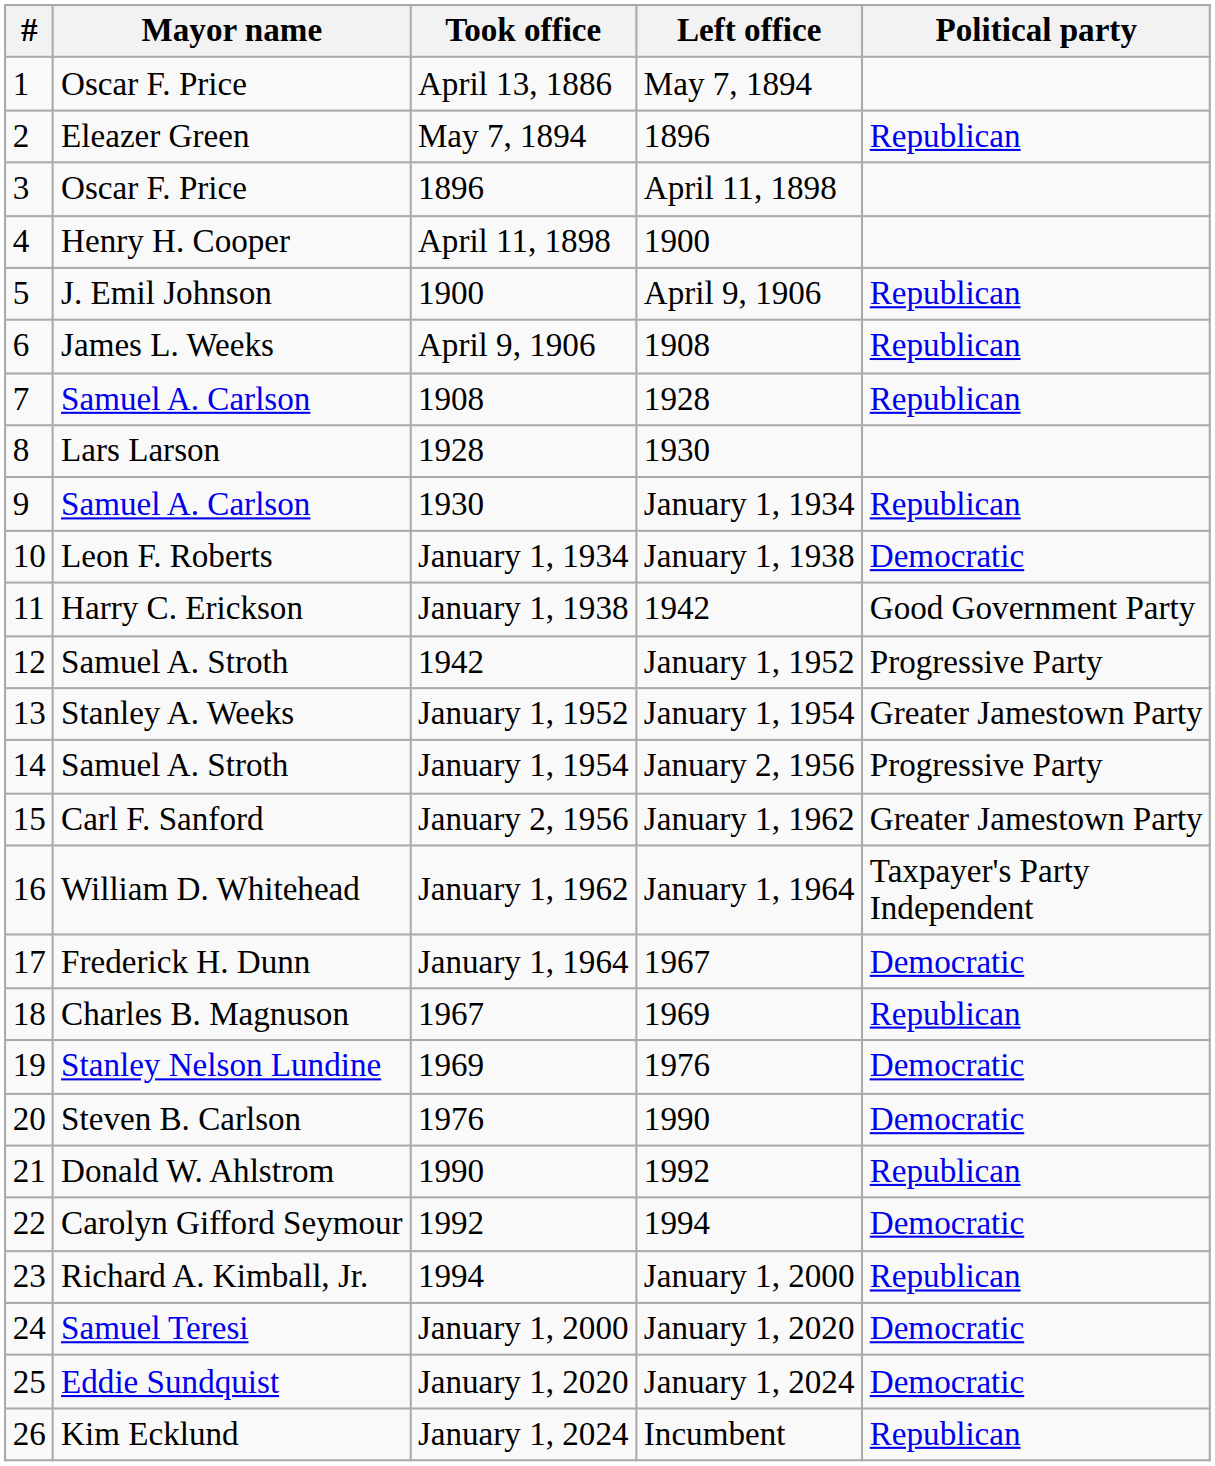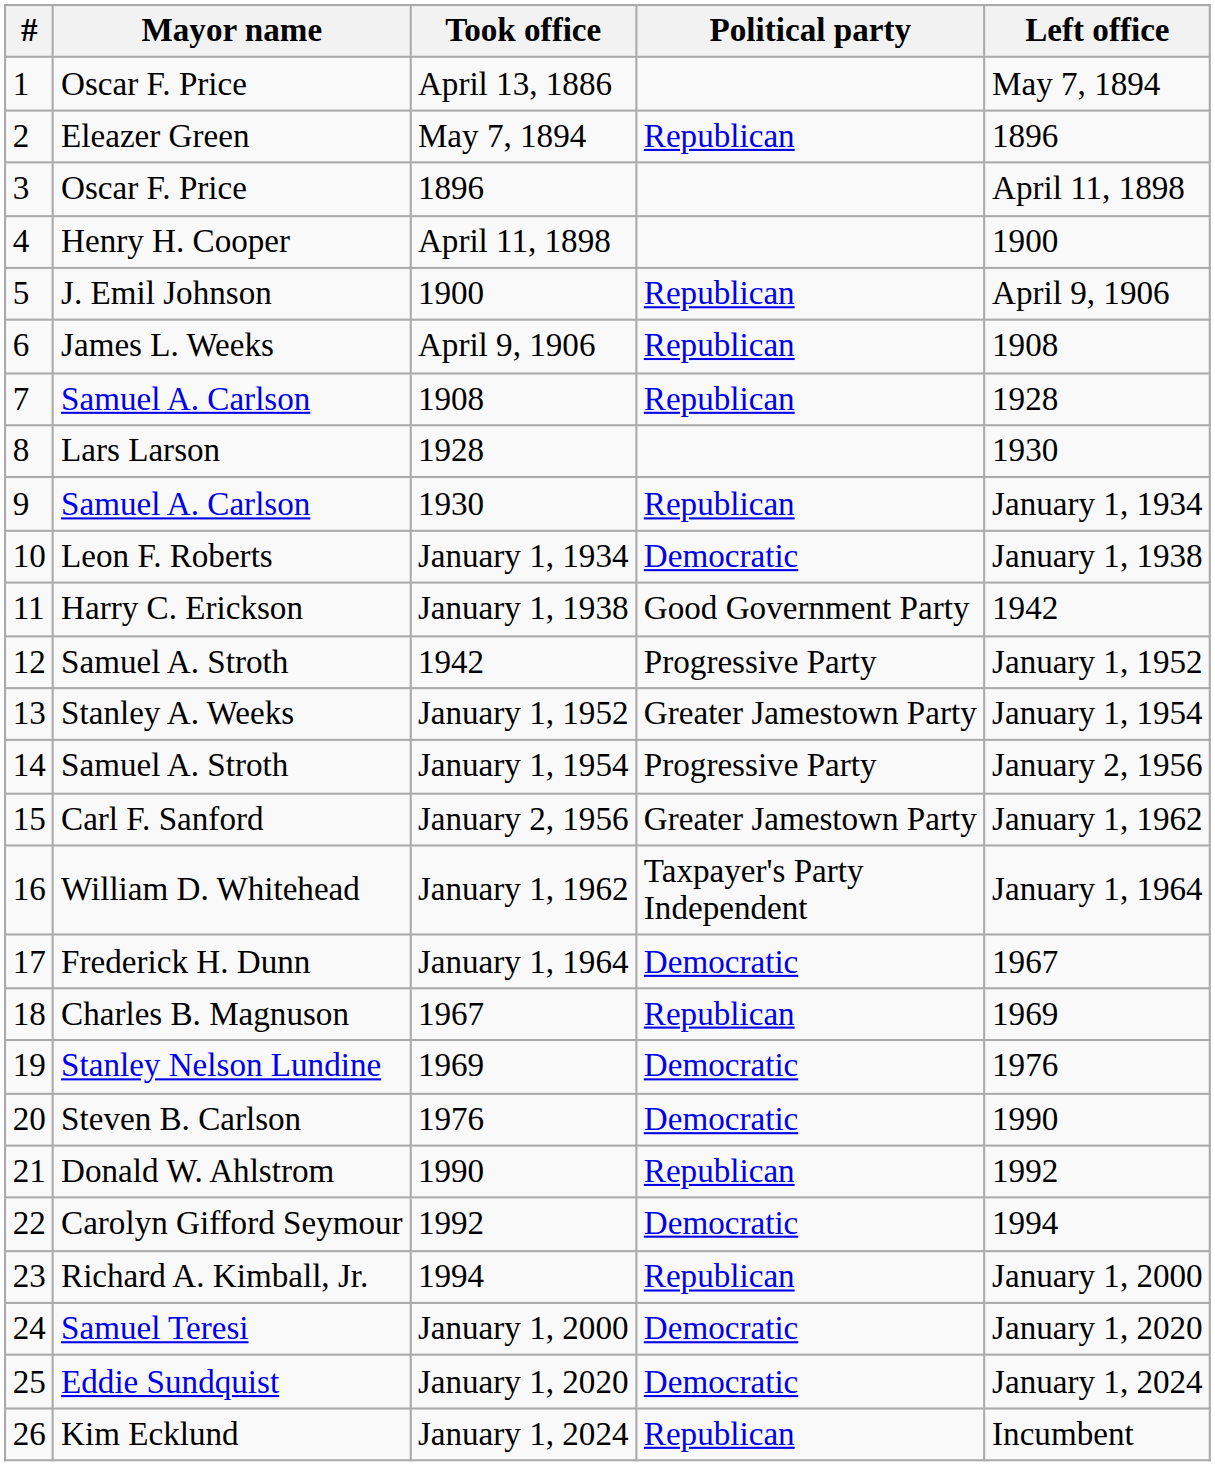columns swapped: (749, 30) <-> (1036, 30)
